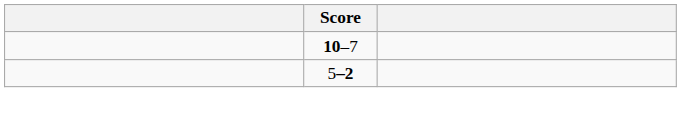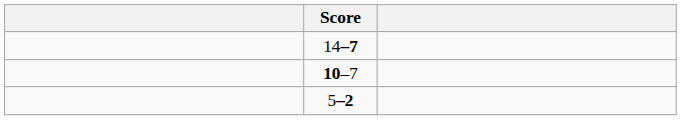+ row: (340, 45)
